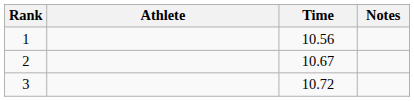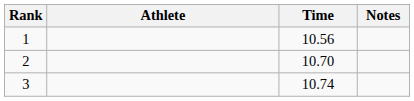(318, 61) 10.67 -> (318, 61) 10.70
(318, 84) 10.72 -> (318, 84) 10.74
